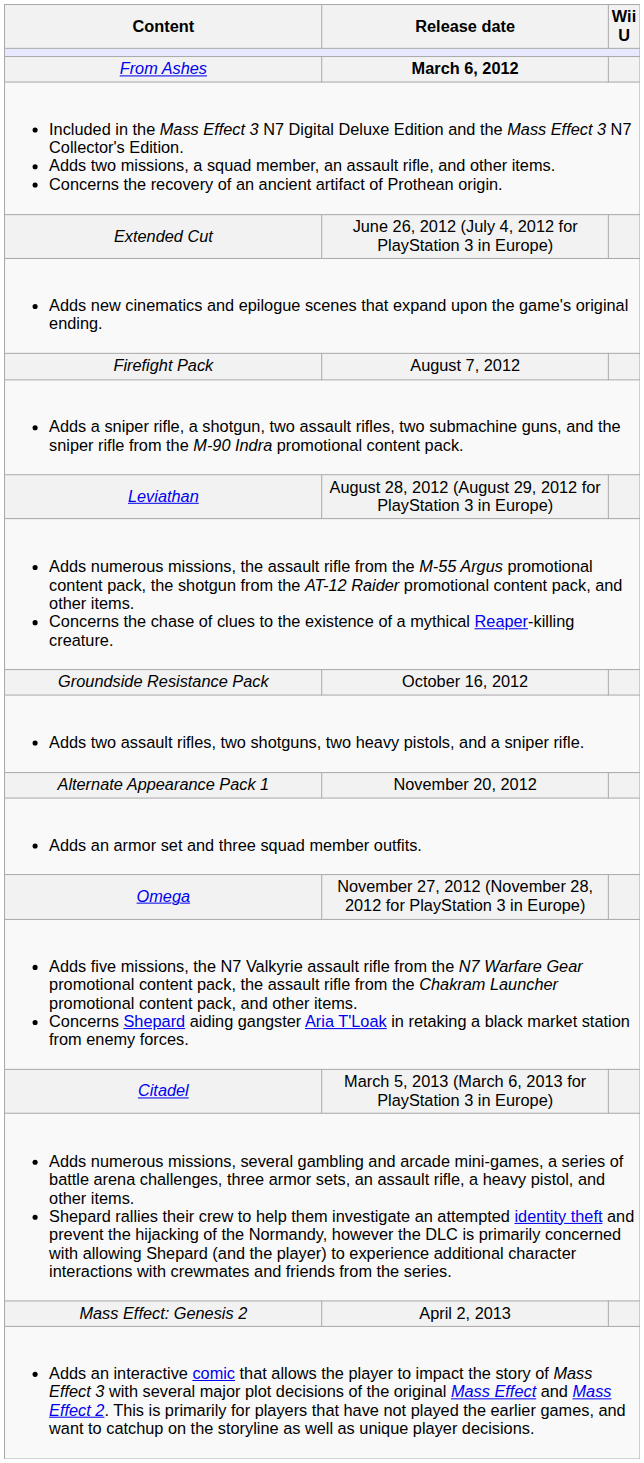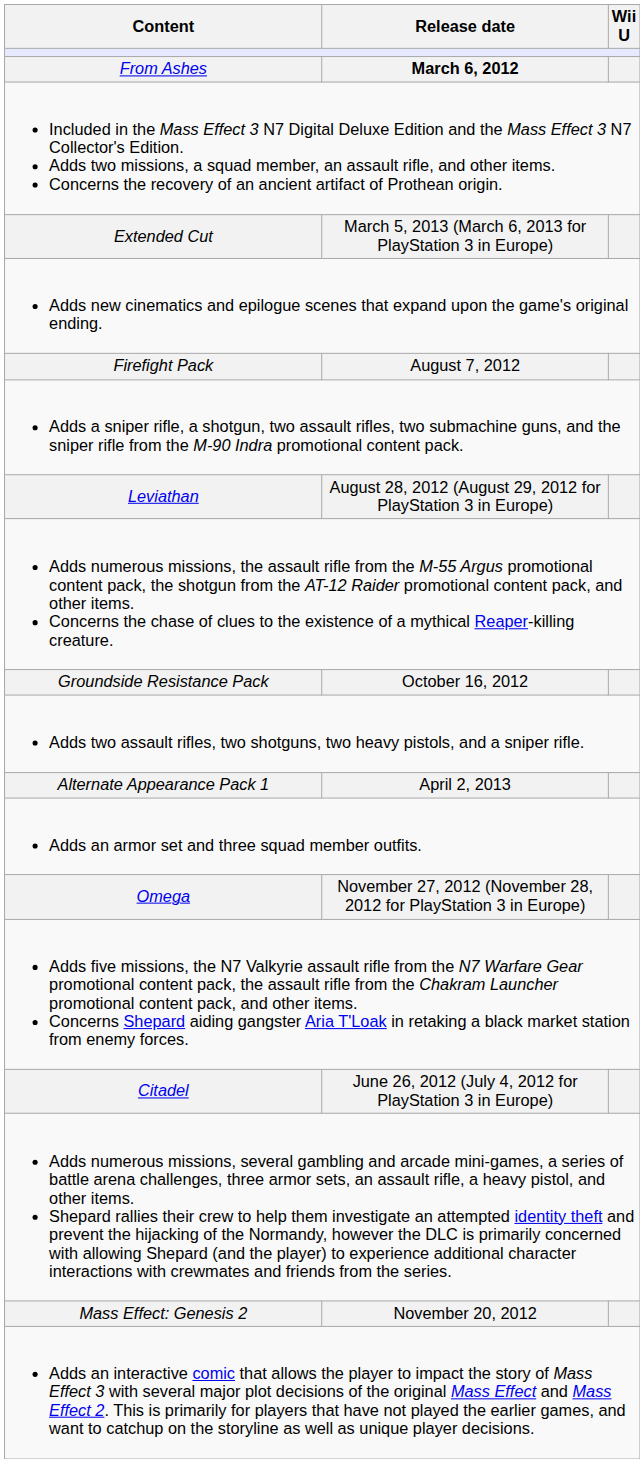(465, 236) June 26, 2012 (July 4, 2012 for PlayStation 3 in Europe) -> (465, 236) March 5, 2013 (March 6, 2013 for PlayStation 3 in Europe)
(465, 784) November 20, 2012 -> (465, 784) April 2, 2013
(465, 1091) March 5, 2013 (March 6, 2013 for PlayStation 3 in Europe) -> (465, 1091) June 26, 2012 (July 4, 2012 for PlayStation 3 in Europe)
(465, 1313) April 2, 2013 -> (465, 1313) November 20, 2012
